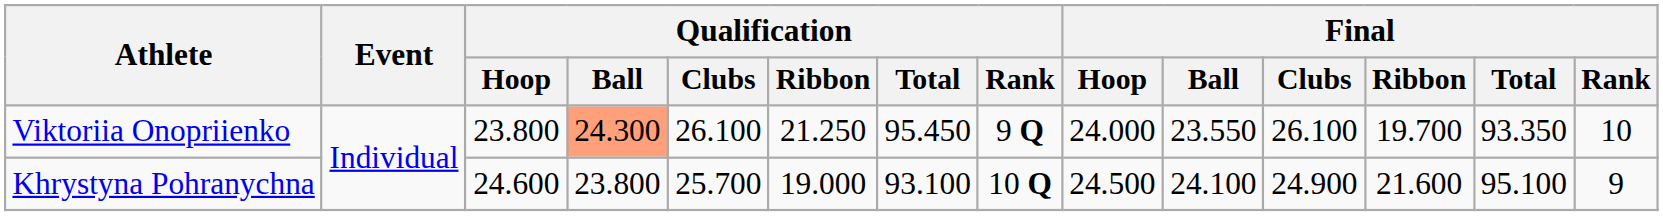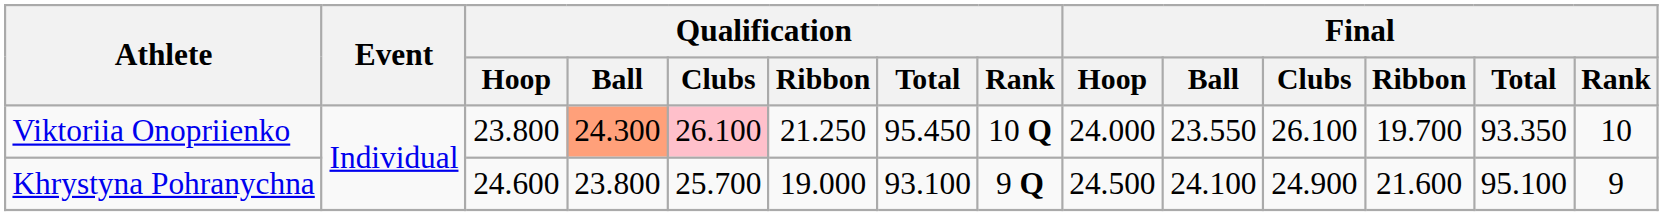(718, 131) no background -> (718, 131) pink background
(1020, 131) 9 Q -> (1020, 131) 10 Q
(1020, 183) 10 Q -> (1020, 183) 9 Q
